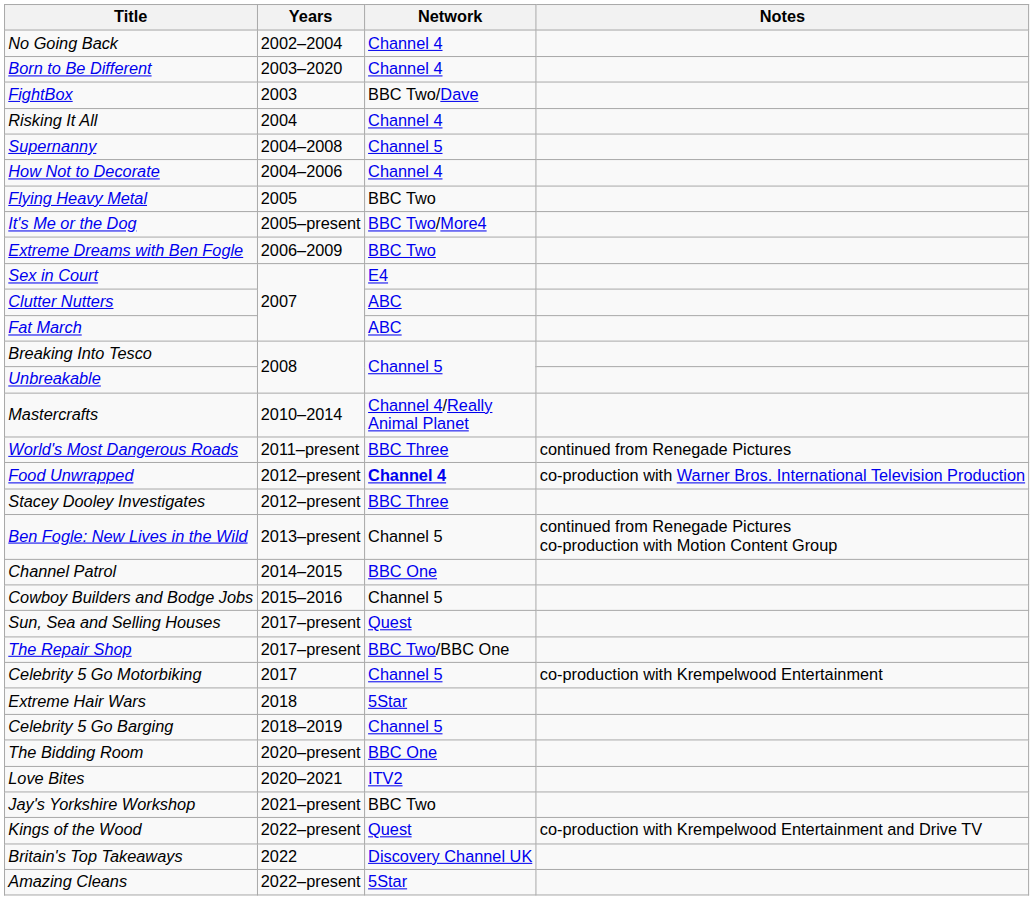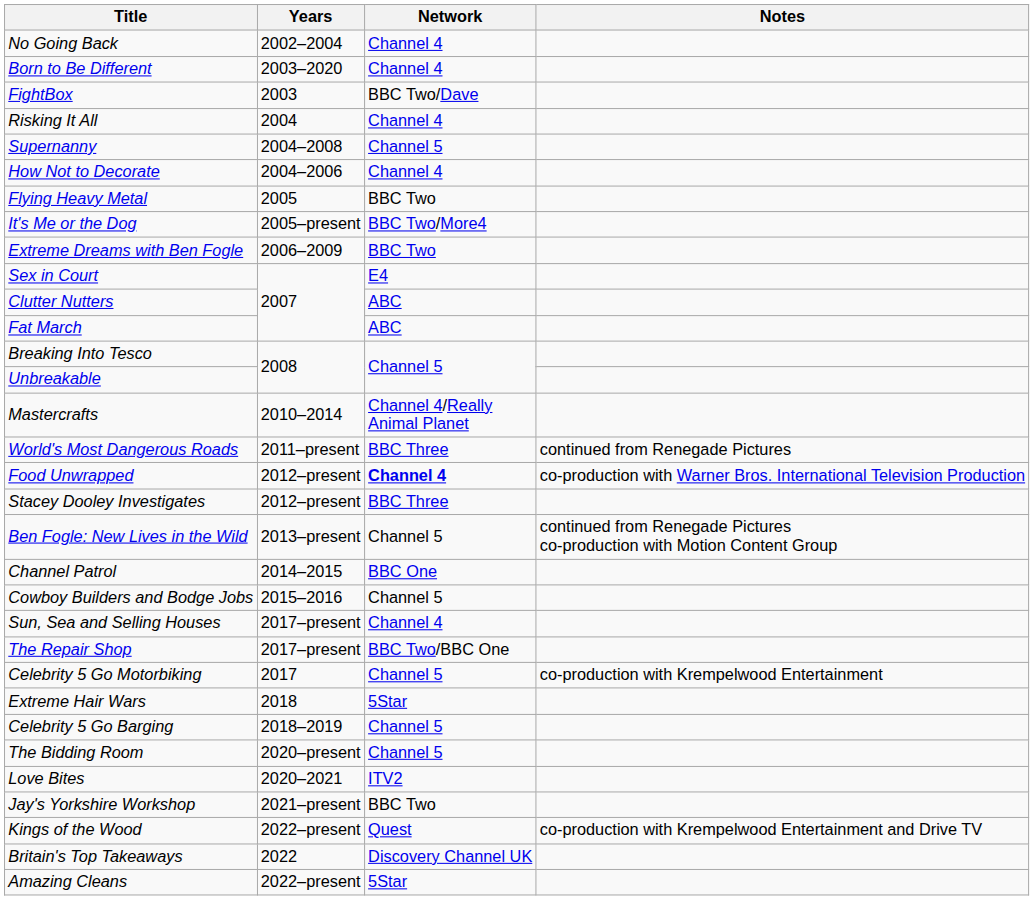(390, 623) Quest -> (405, 623) Channel 4
(403, 752) BBC One -> (405, 752) Channel 5
